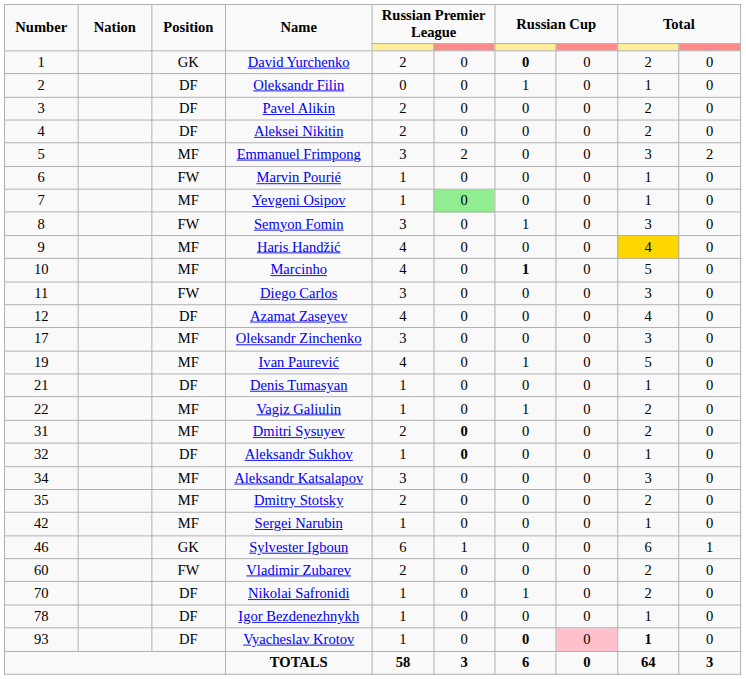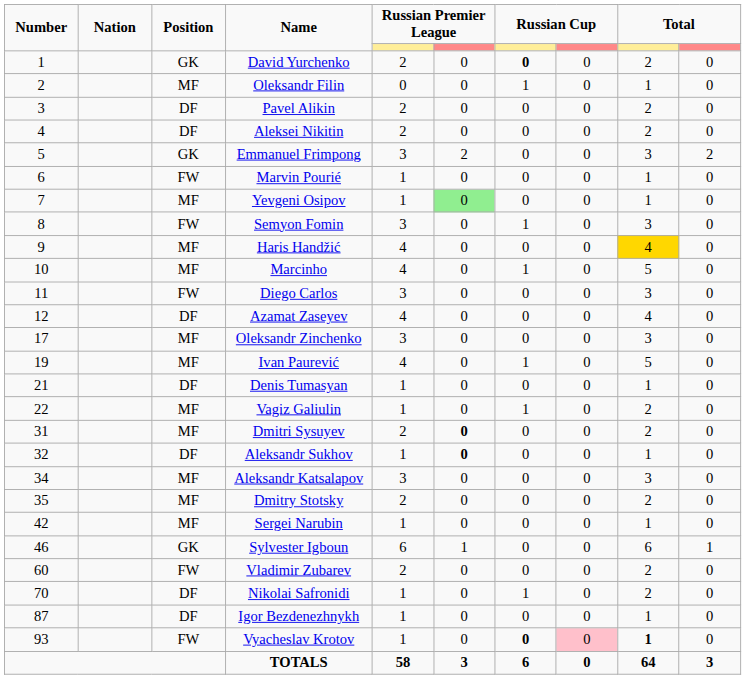(188, 85) DF -> (188, 85) MF
(188, 154) MF -> (188, 154) GK
(526, 270) bold -> (526, 270) normal
(41, 616) 78 -> (41, 616) 87
(188, 639) DF -> (188, 639) FW
